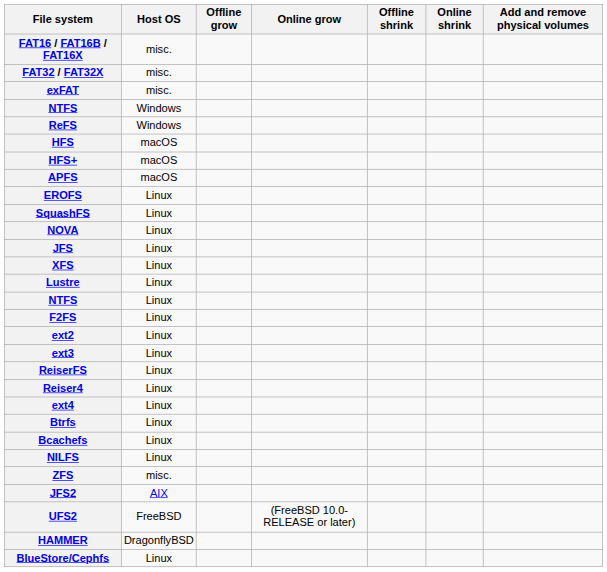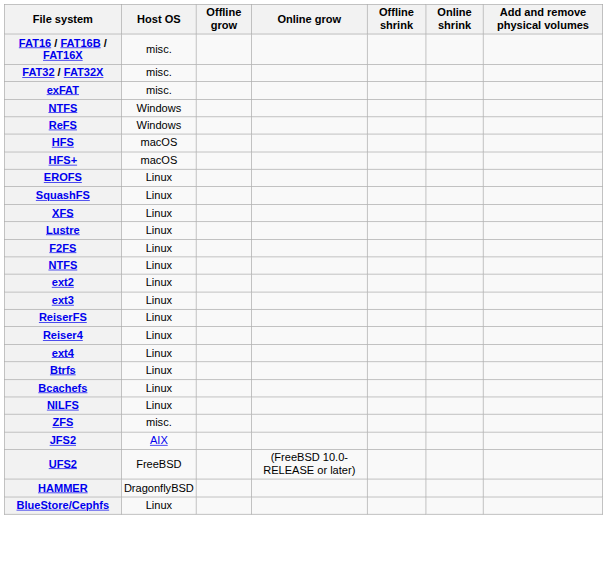- row: (63, 178)
- row: (63, 230)
- row: (63, 248)
rows swapped: (63, 318) <-> (63, 300)
